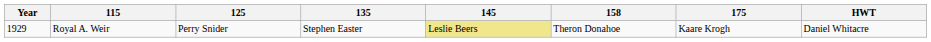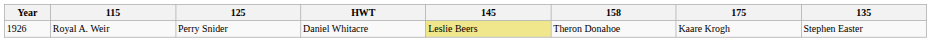columns swapped: (363, 12) <-> (864, 12)
(17, 28) 1929 -> (17, 28) 1926
